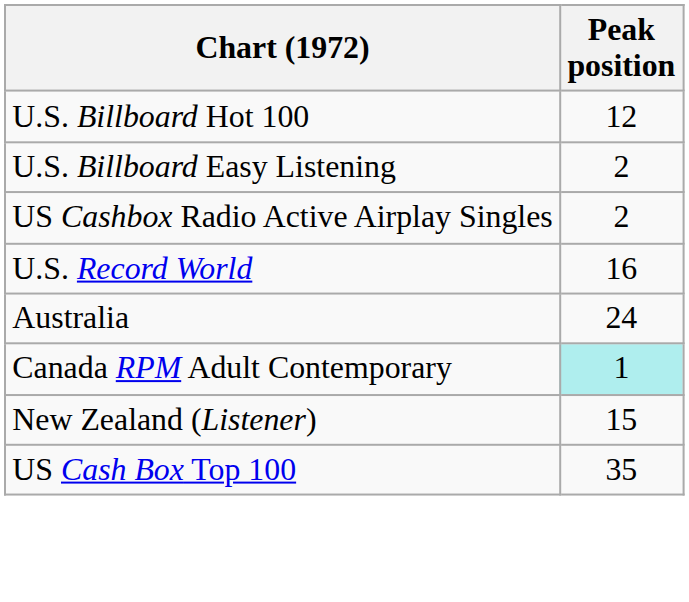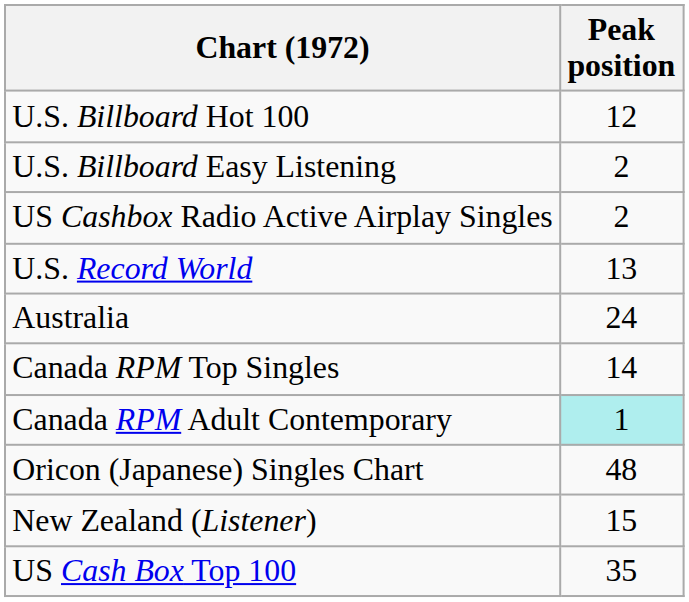(621, 267) 16 -> (621, 267) 13
+ row: (176, 368)
+ row: (218, 469)
